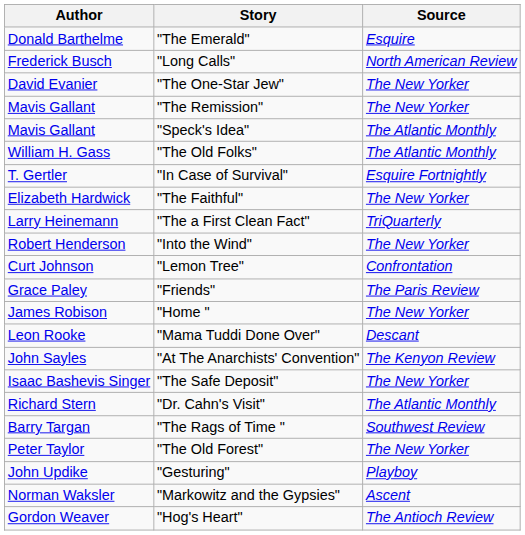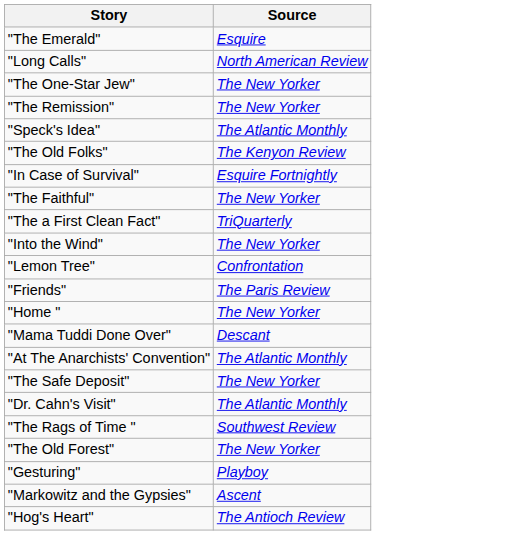- column: (79, 15)
(431, 152) The Atlantic Monthly -> (281, 152) The Kenyon Review
(430, 358) The Kenyon Review -> (282, 358) The Atlantic Monthly
